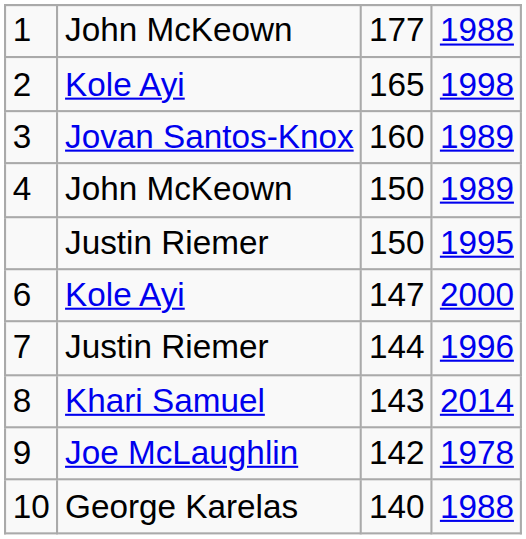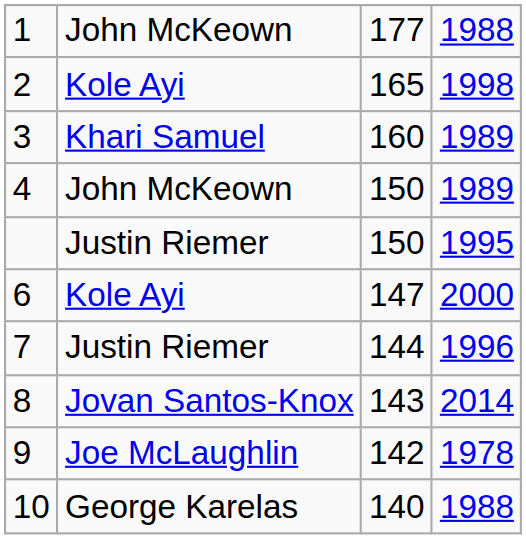(209, 136) Jovan Santos-Knox -> (165, 136) Khari Samuel
(165, 400) Khari Samuel -> (209, 400) Jovan Santos-Knox
